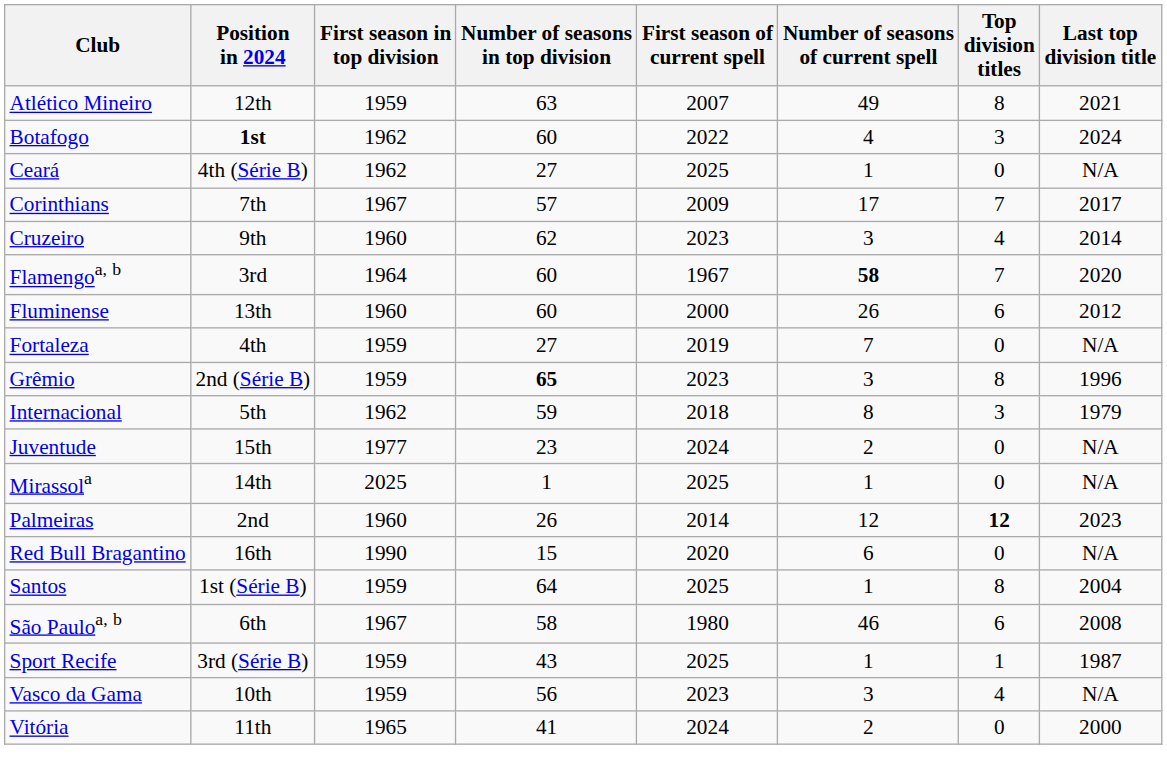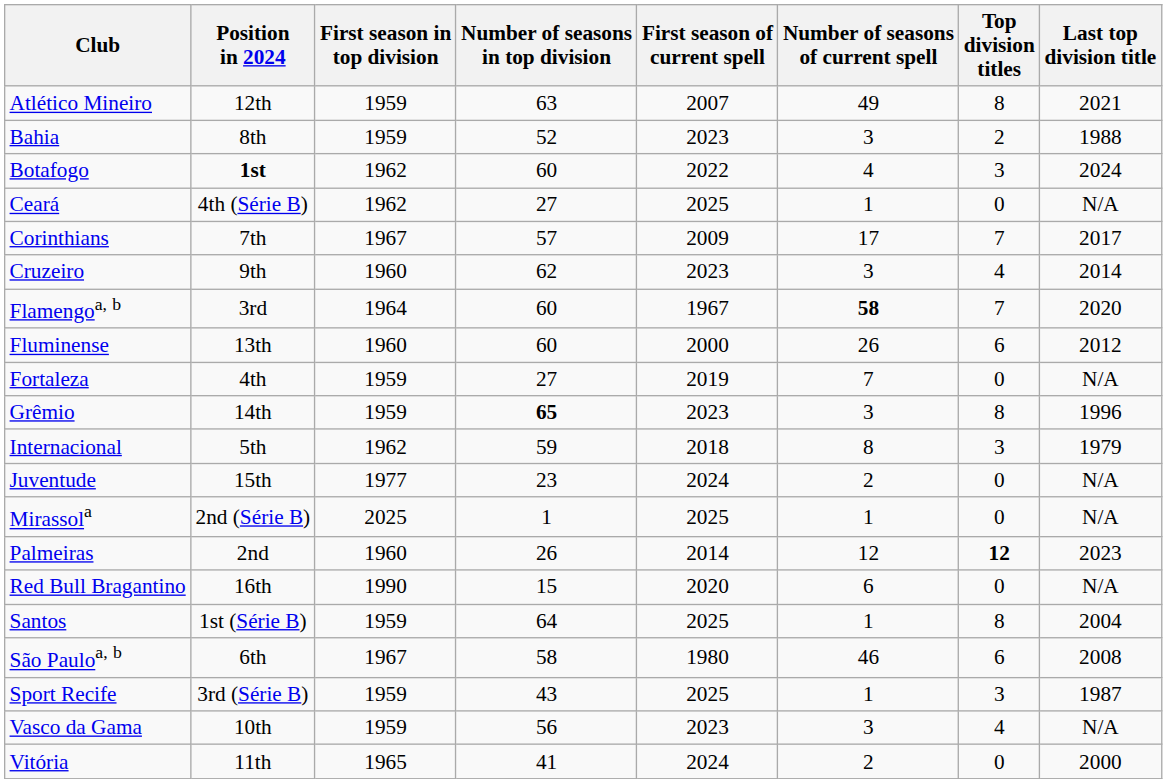+ row: (34, 136)
(253, 378) 2nd (Série B) -> (253, 412) 14th
(253, 482) 14th -> (253, 516) 2nd (Série B)
(999, 660) 1 -> (999, 694) 3
